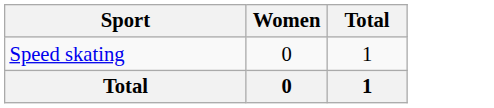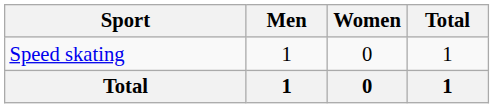+ column: (287, 20)
